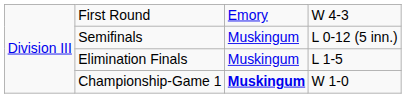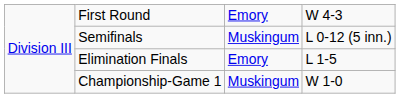(263, 59) Muskingum -> (248, 59) Emory
(266, 81) bold -> (263, 81) normal
